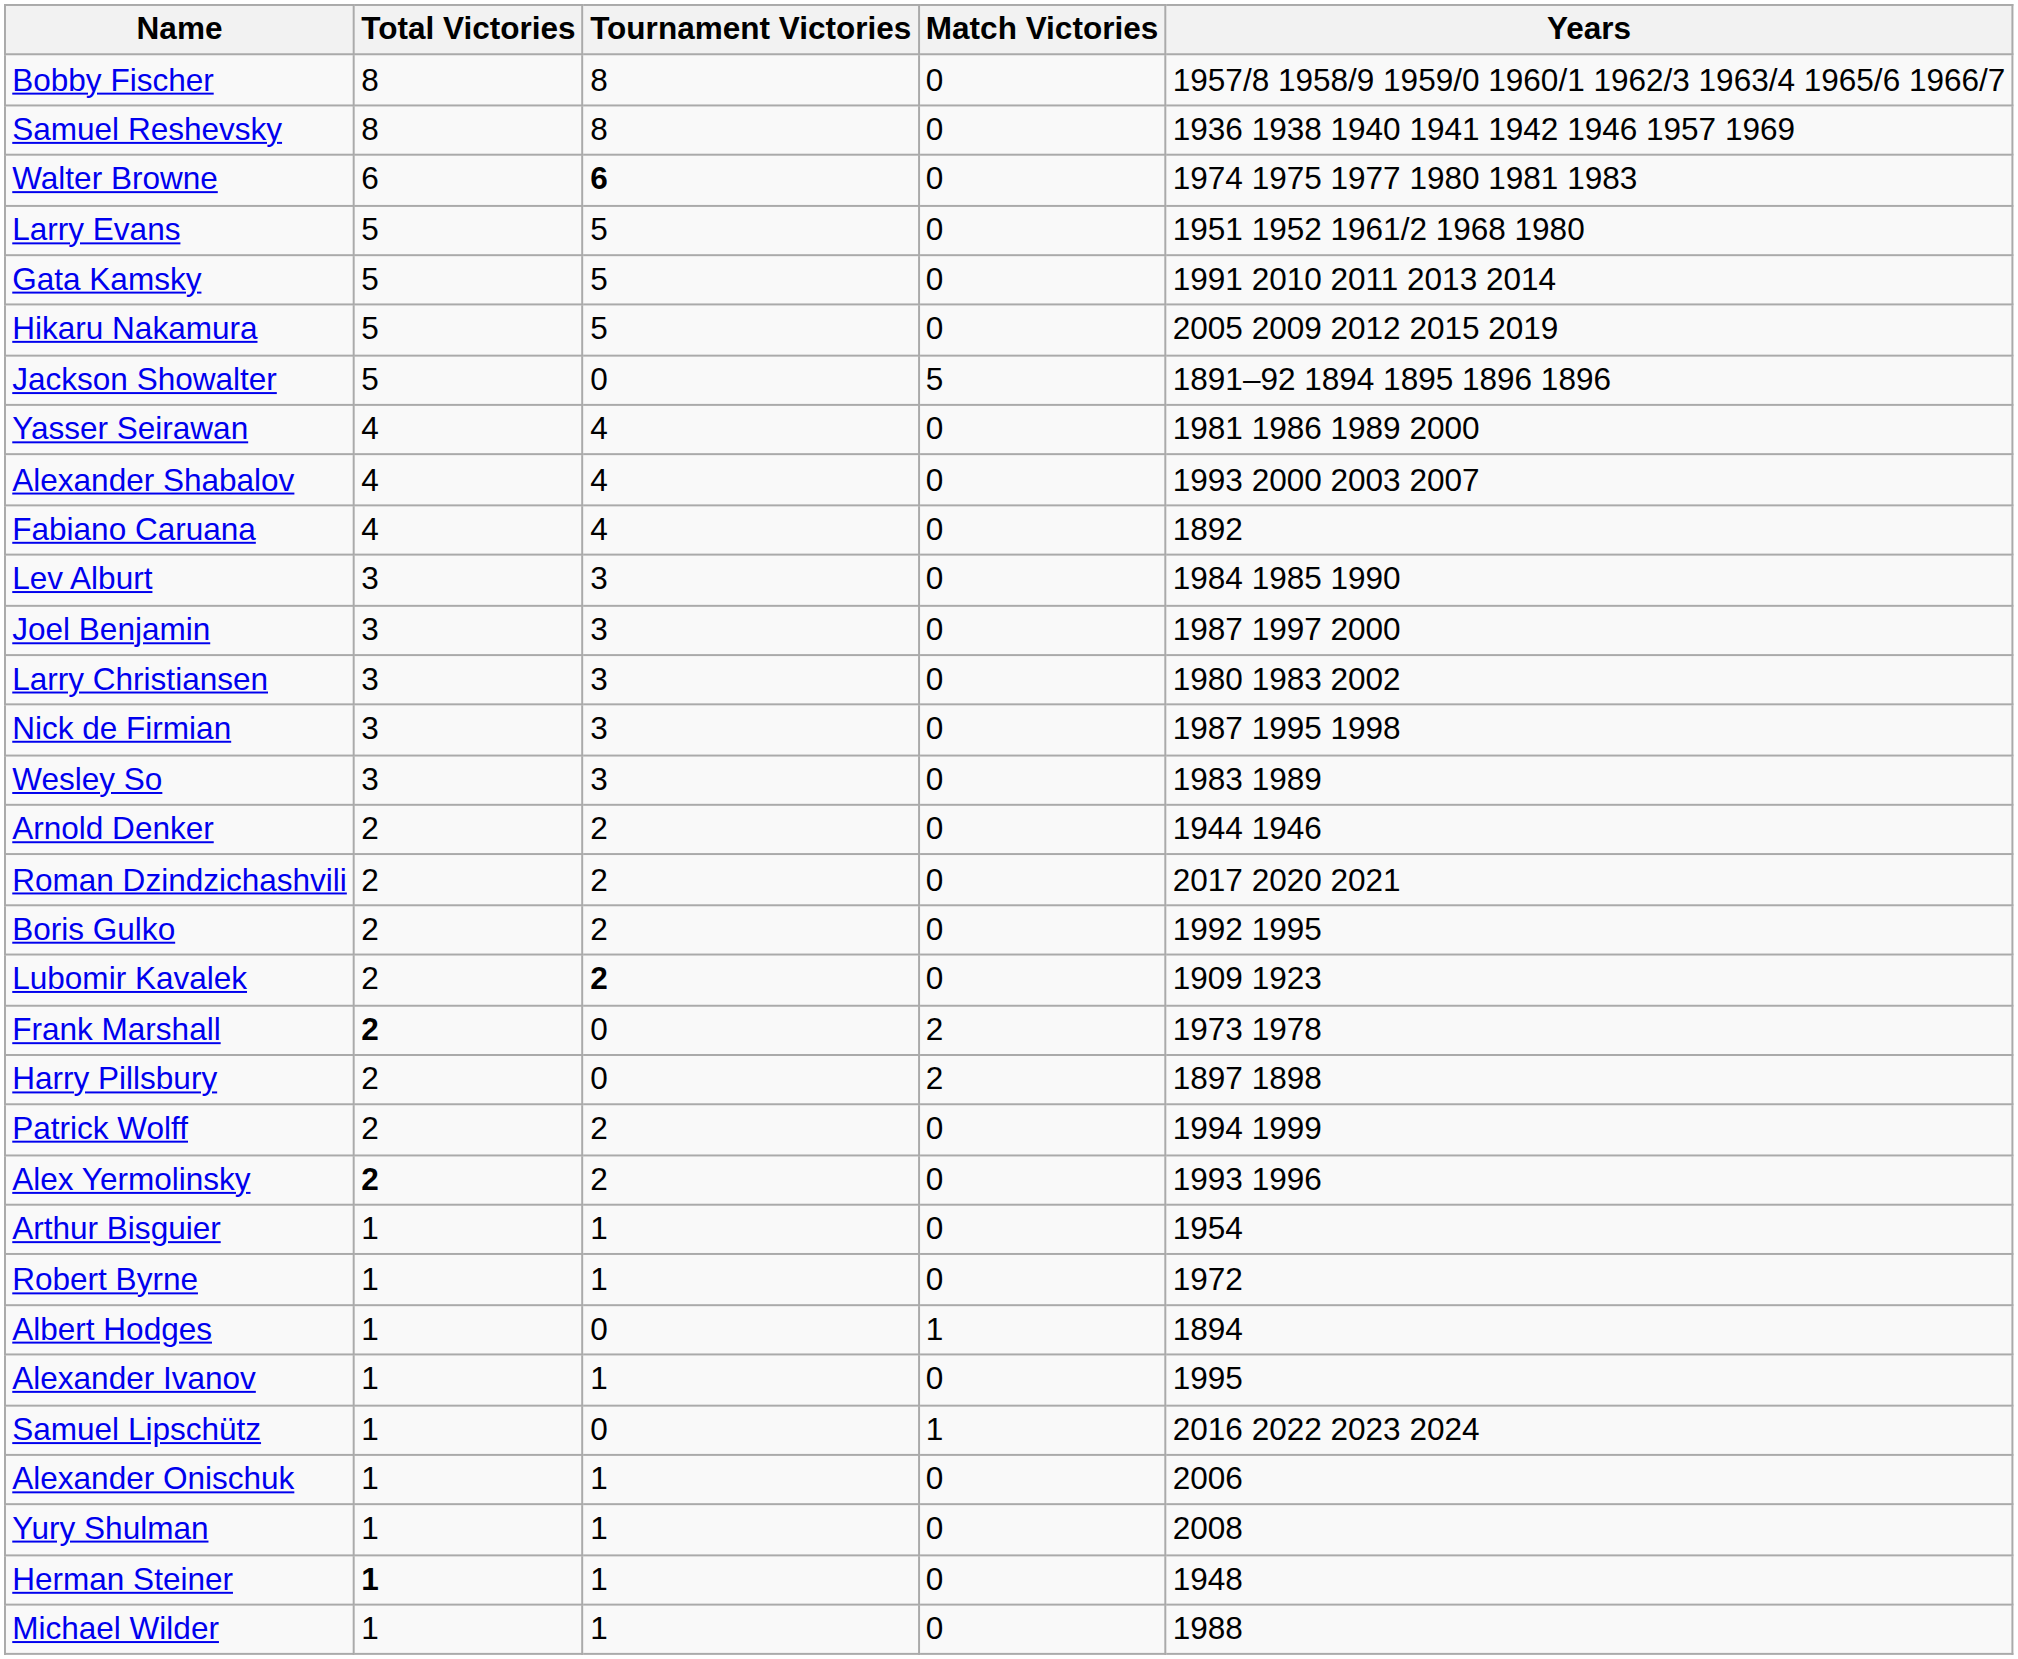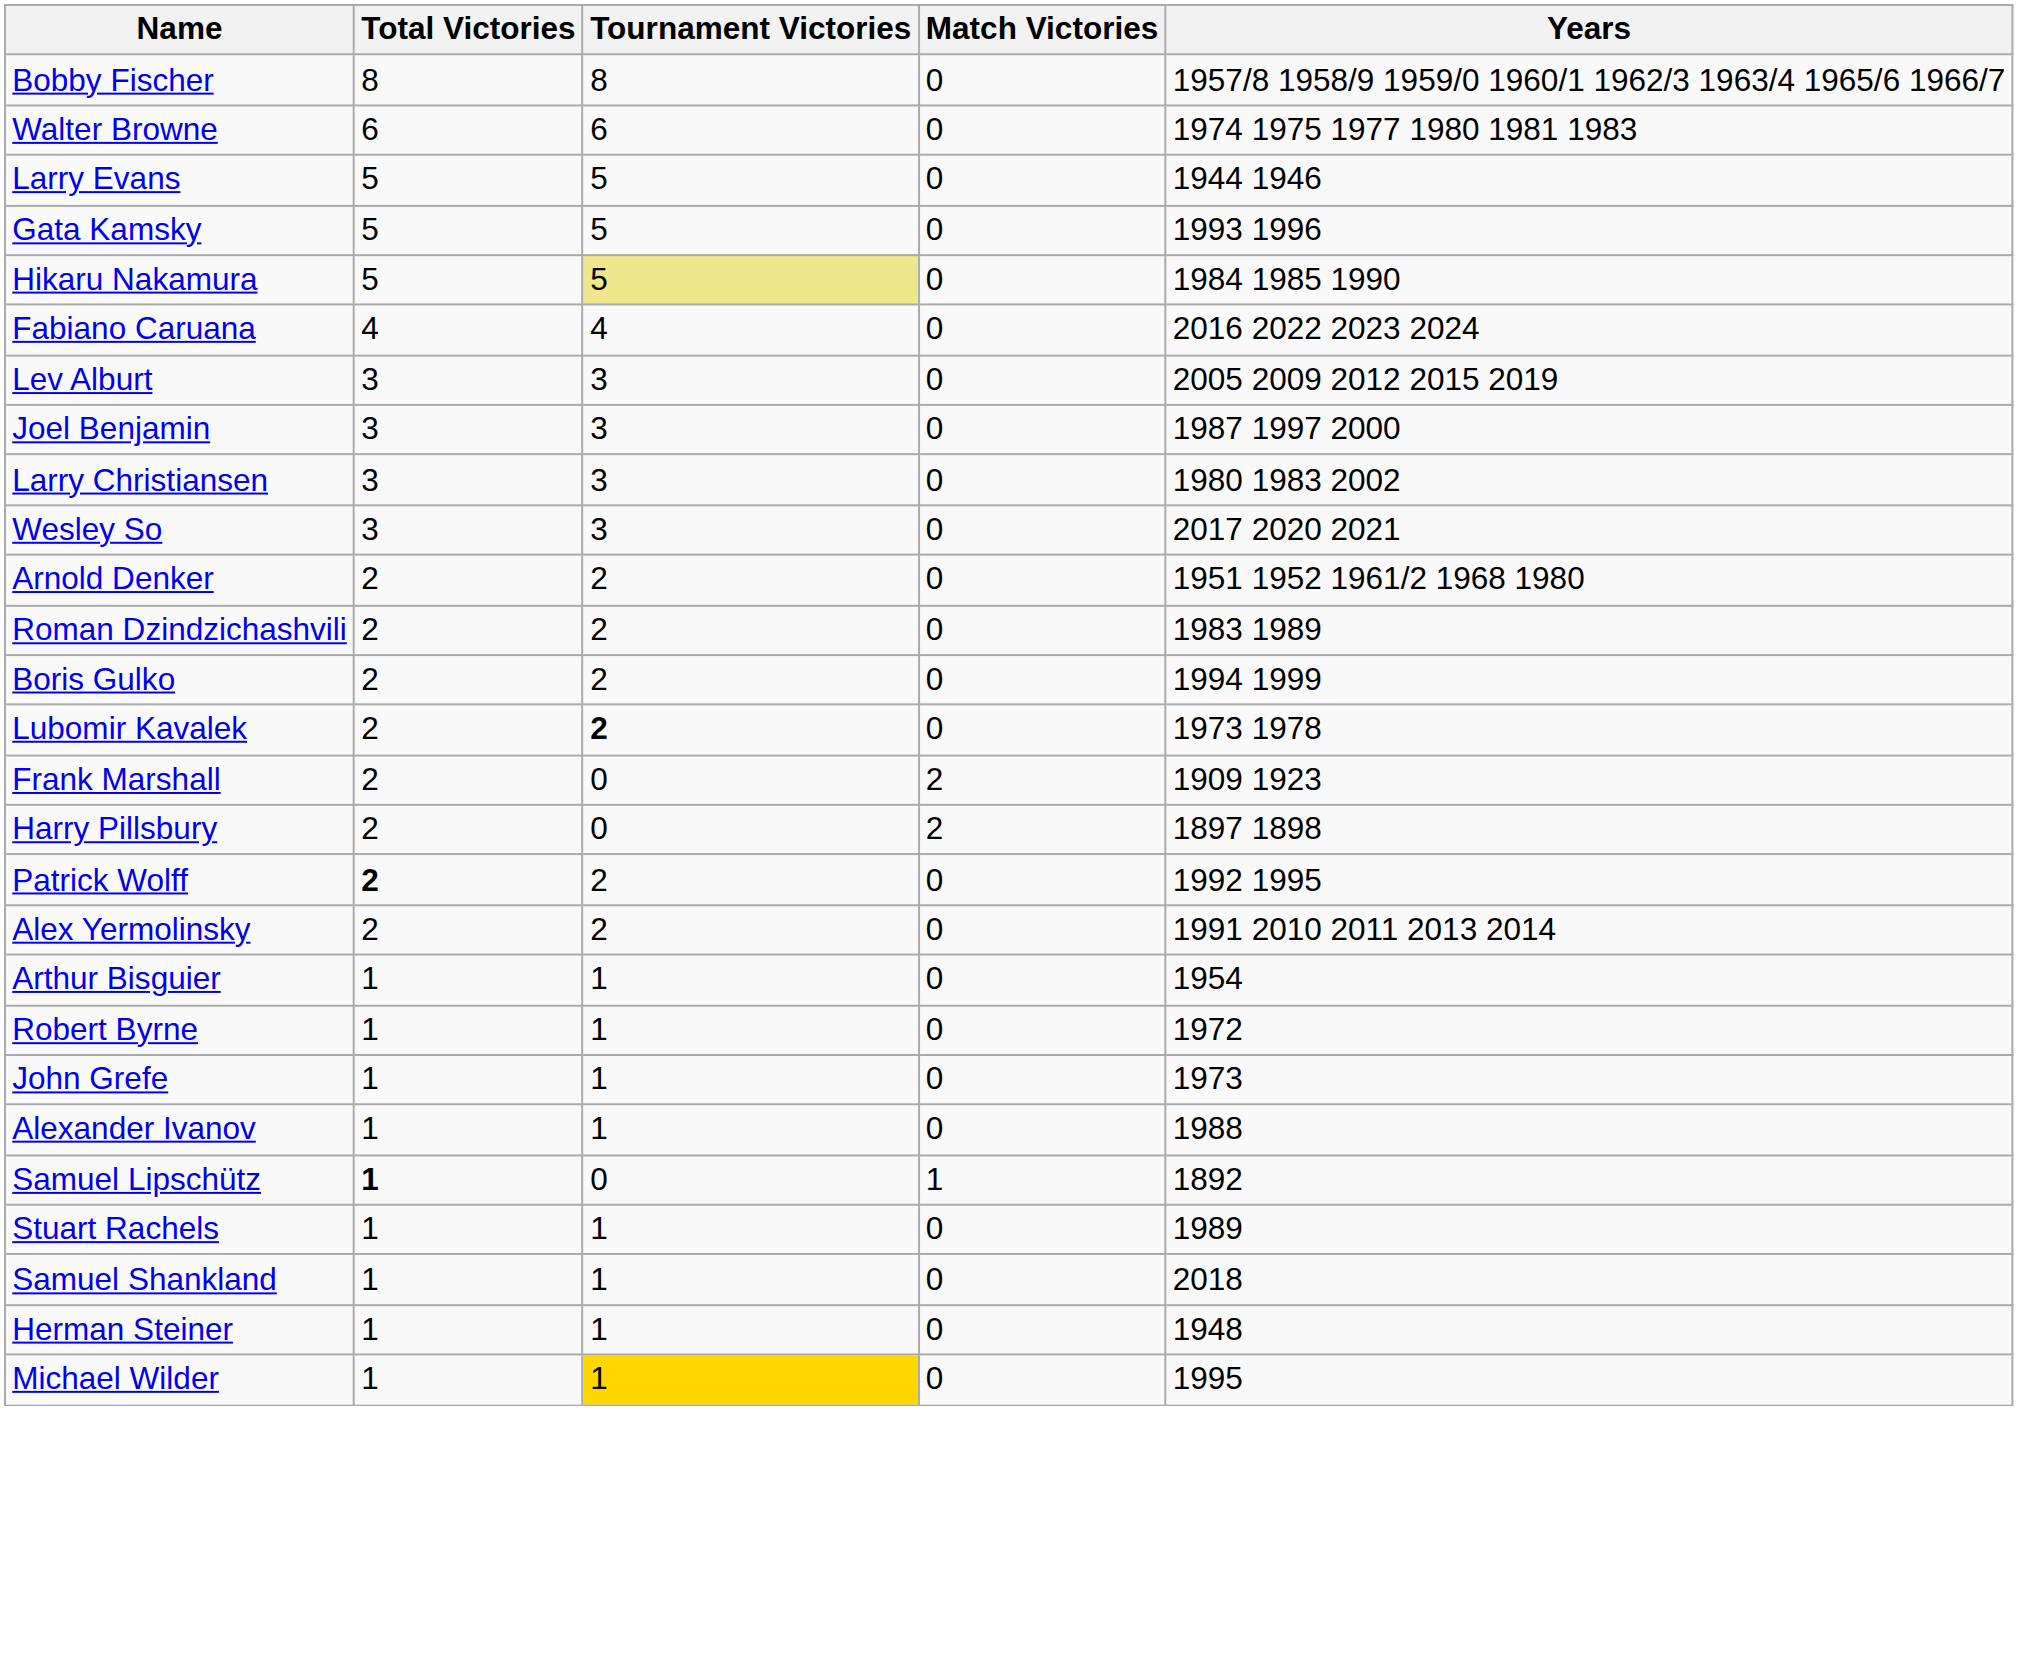- row: (147, 129)
(599, 179) bold -> (599, 129) normal
(1379, 229) 1951 1952 1961/2 1968 1980 -> (1247, 179) 1944 1946
(1364, 279) 1991 2010 2011 2013 2014 -> (1247, 229) 1993 1996
(599, 329) no background -> (599, 279) khaki background
(1366, 329) 2005 2009 2012 2015 2019 -> (1287, 279) 1984 1985 1990
- row: (145, 379)
- row: (130, 429)
- row: (153, 479)
(1208, 529) 1892 -> (1326, 329) 2016 2022 2023 2024
(1287, 579) 1984 1985 1990 -> (1366, 379) 2005 2009 2012 2015 2019
- row: (122, 729)
(1247, 779) 1983 1989 -> (1287, 529) 2017 2020 2021
(1247, 829) 1944 1946 -> (1379, 579) 1951 1952 1961/2 1968 1980
(1287, 879) 2017 2020 2021 -> (1247, 629) 1983 1989
(1247, 929) 1992 1995 -> (1247, 679) 1994 1999
(1247, 979) 1909 1923 -> (1247, 729) 1973 1978
(370, 1029) bold -> (370, 779) normal
(1247, 1029) 1973 1978 -> (1247, 779) 1909 1923
(370, 1129) normal -> (370, 879) bold
(1247, 1129) 1994 1999 -> (1247, 879) 1992 1995
(370, 1179) bold -> (370, 929) normal
(1247, 1179) 1993 1996 -> (1364, 929) 1991 2010 2011 2013 2014
+ row: (90, 1079)
- row: (112, 1329)
(1208, 1379) 1995 -> (1208, 1129) 1988
(370, 1429) normal -> (370, 1179) bold
(1326, 1429) 2016 2022 2023 2024 -> (1208, 1179) 1892
- row: (153, 1479)
+ row: (116, 1229)
+ row: (145, 1279)
- row: (110, 1529)
(370, 1579) bold -> (370, 1329) normal
(599, 1629) no background -> (599, 1379) gold background
(1208, 1629) 1988 -> (1208, 1379) 1995
